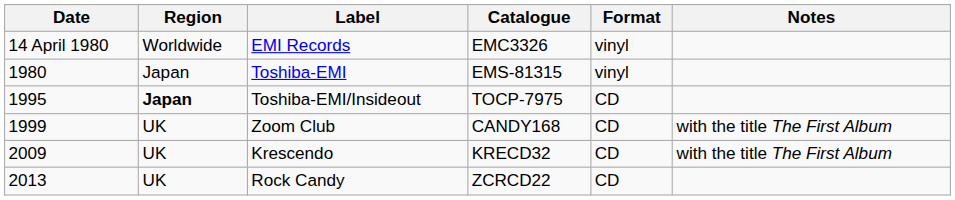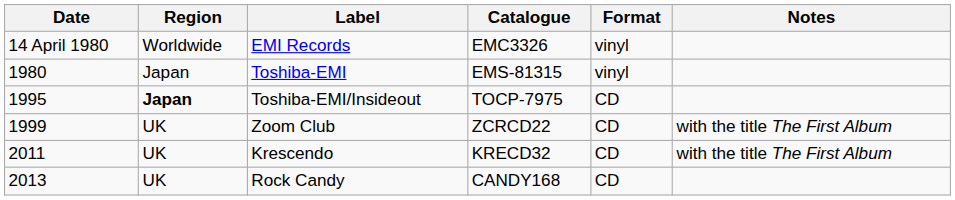(516, 126) CANDY168 -> (511, 126) ZCRCD22
(28, 153) 2009 -> (27, 153) 2011
(511, 180) ZCRCD22 -> (516, 180) CANDY168
